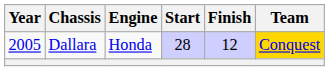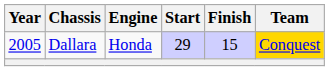(183, 45) 28 -> (183, 45) 29
(230, 45) 12 -> (230, 45) 15
